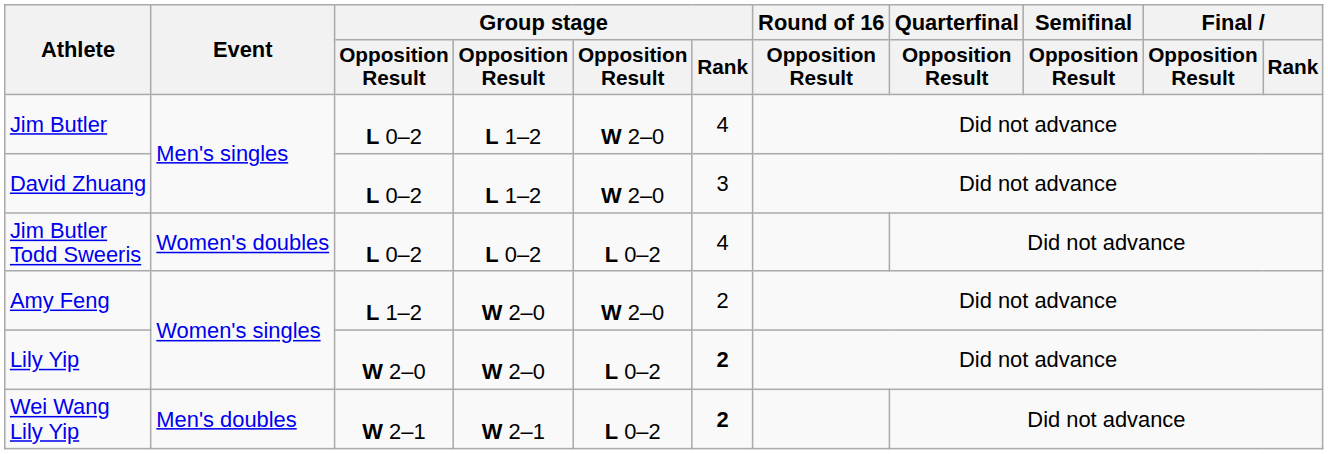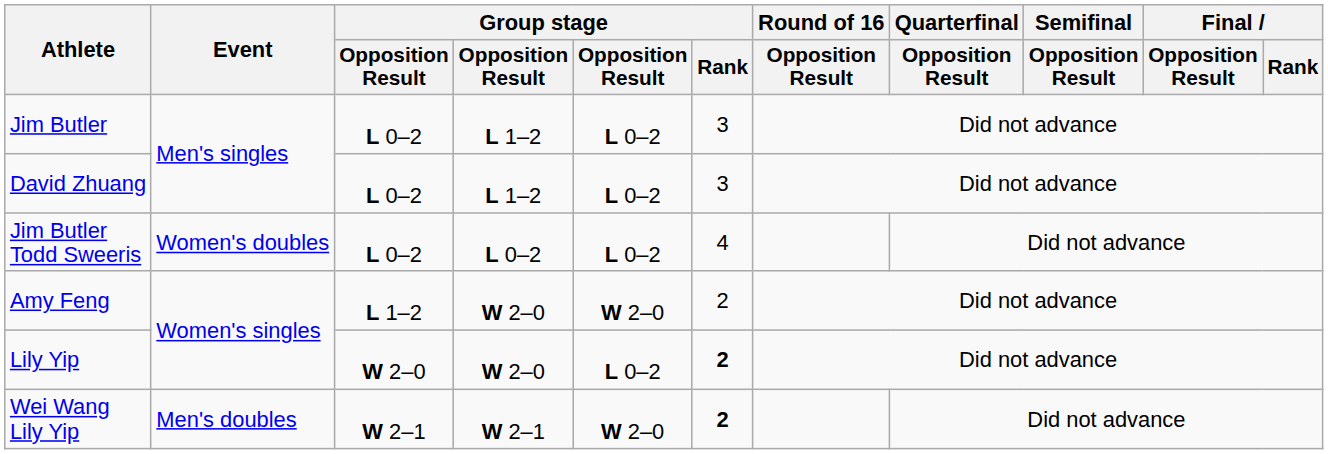(633, 137) W 2–0 -> (633, 137) L 0–2
(723, 125) 4 -> (723, 125) 3
(633, 196) W 2–0 -> (633, 196) L 0–2
(633, 431) L 0–2 -> (633, 431) W 2–0
